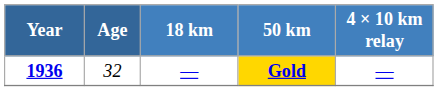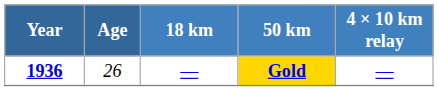(112, 70) 32 -> (112, 70) 26
